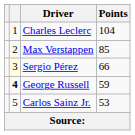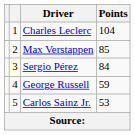(104, 66) 66 -> (104, 66) 84
(15, 84) bold -> (15, 84) normal
